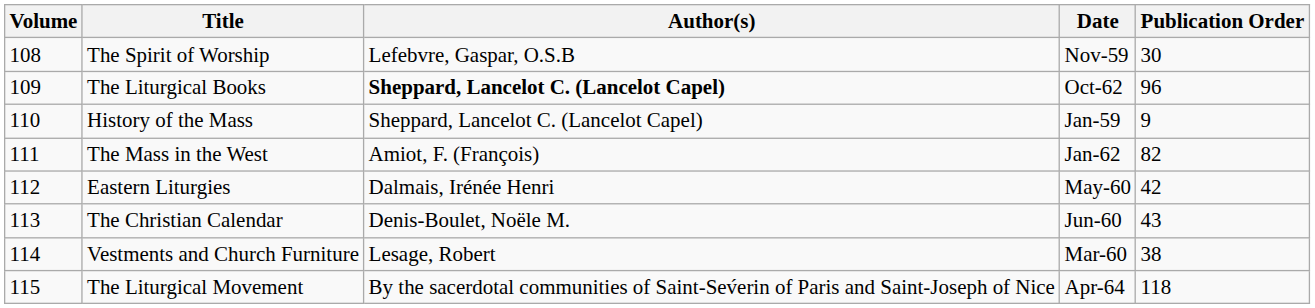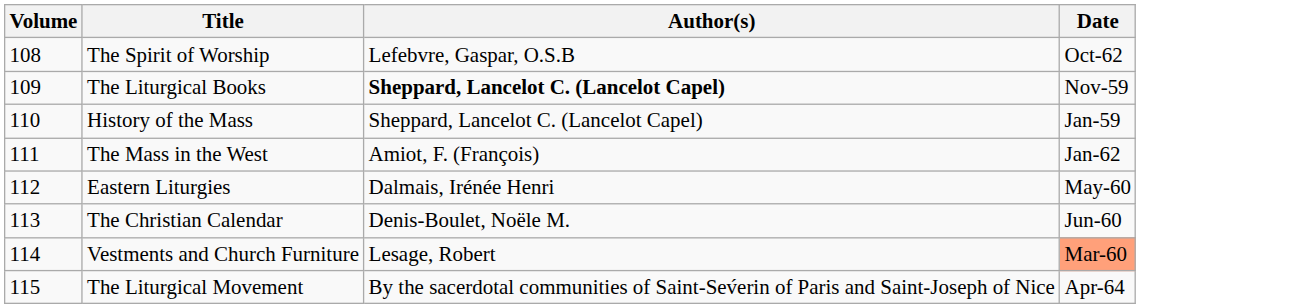- column: (1222, 21)
(1097, 54) Nov-59 -> (1094, 54) Oct-62
(1094, 87) Oct-62 -> (1097, 87) Nov-59
(1096, 253) no background -> (1096, 253) lightsalmon background
